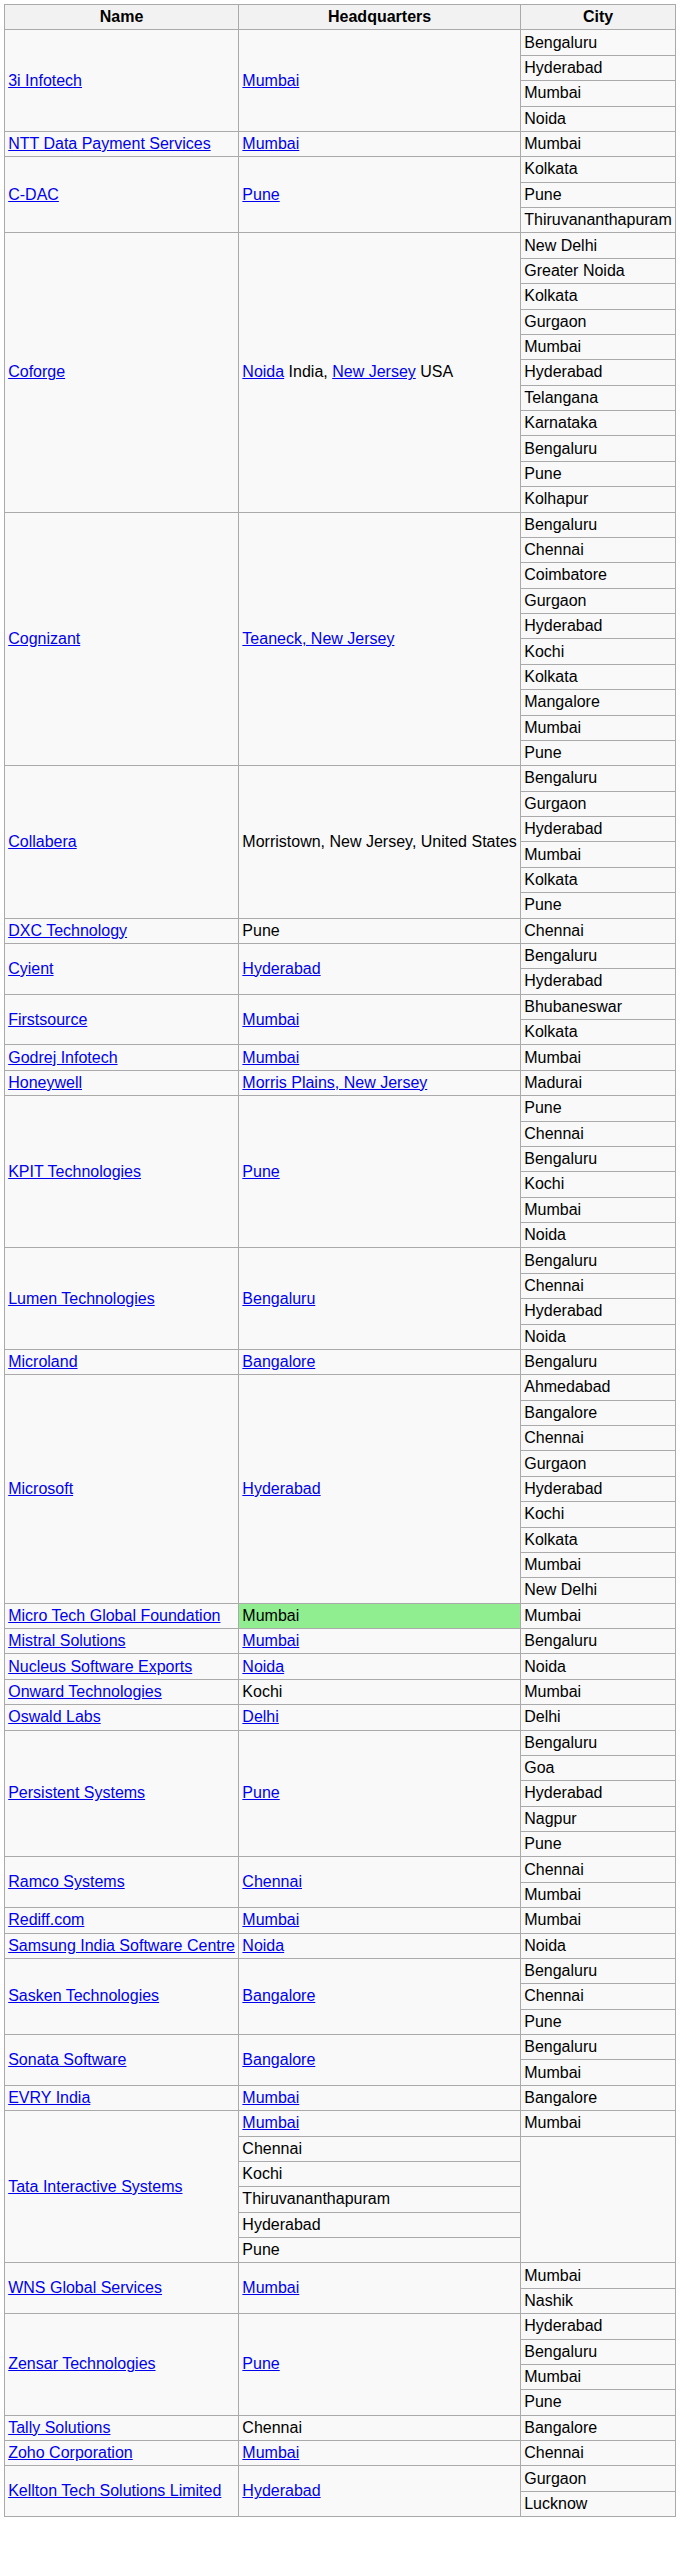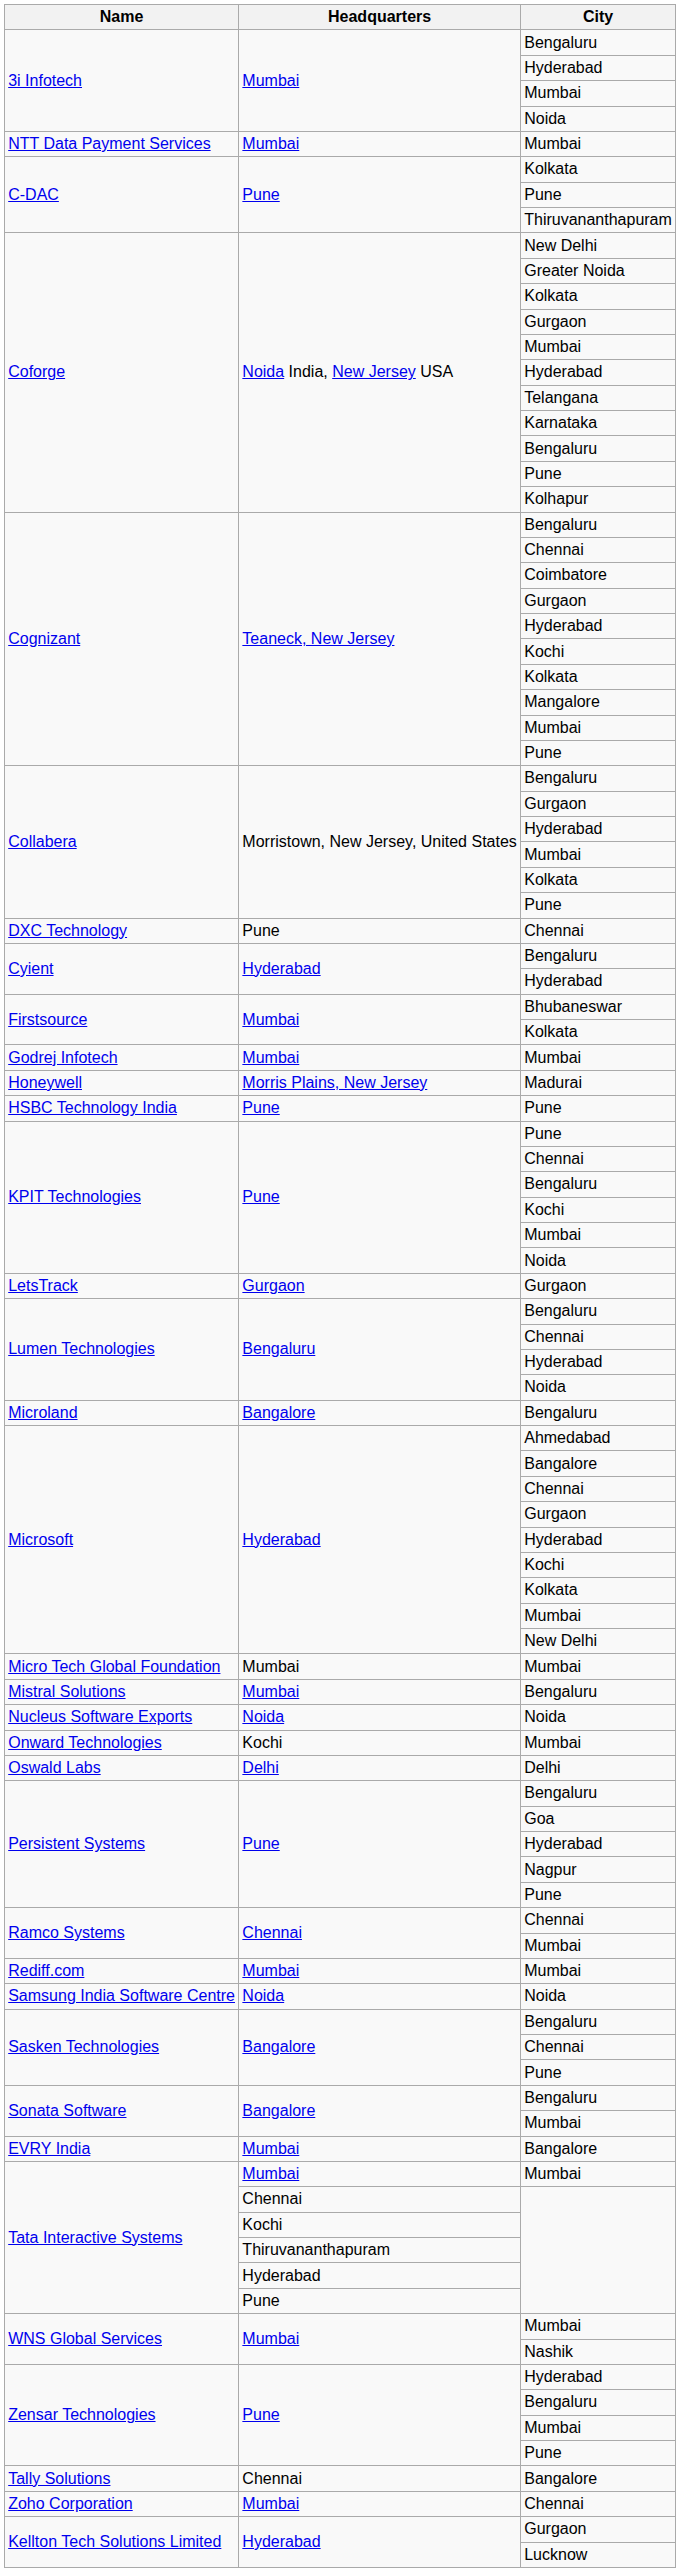+ row: (93, 1108)
+ row: (43, 1285)
(271, 1615) lightgreen background -> (271, 1666) no background
